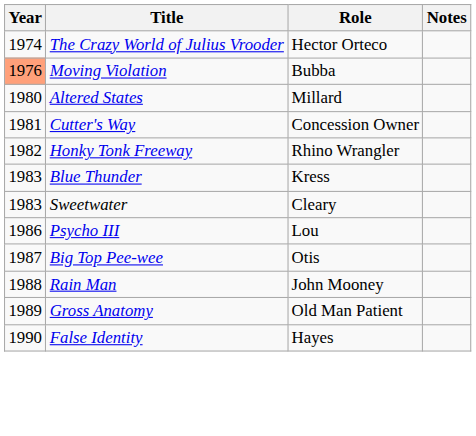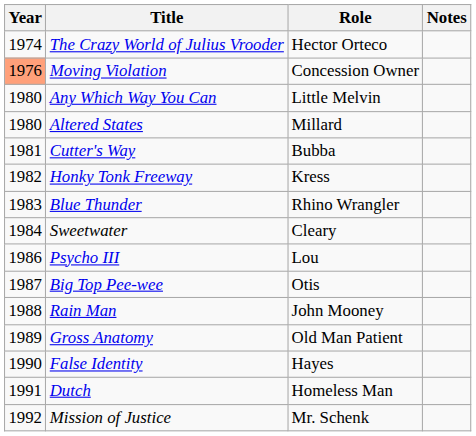(314, 71) Bubba -> (355, 71) Concession Owner
+ row: (133, 97)
(355, 124) Concession Owner -> (314, 151) Bubba
(345, 151) Rhino Wrangler -> (311, 177) Kress
(311, 177) Kress -> (345, 204) Rhino Wrangler
(25, 204) 1983 -> (25, 230) 1984
+ row: (70, 390)
+ row: (110, 417)
